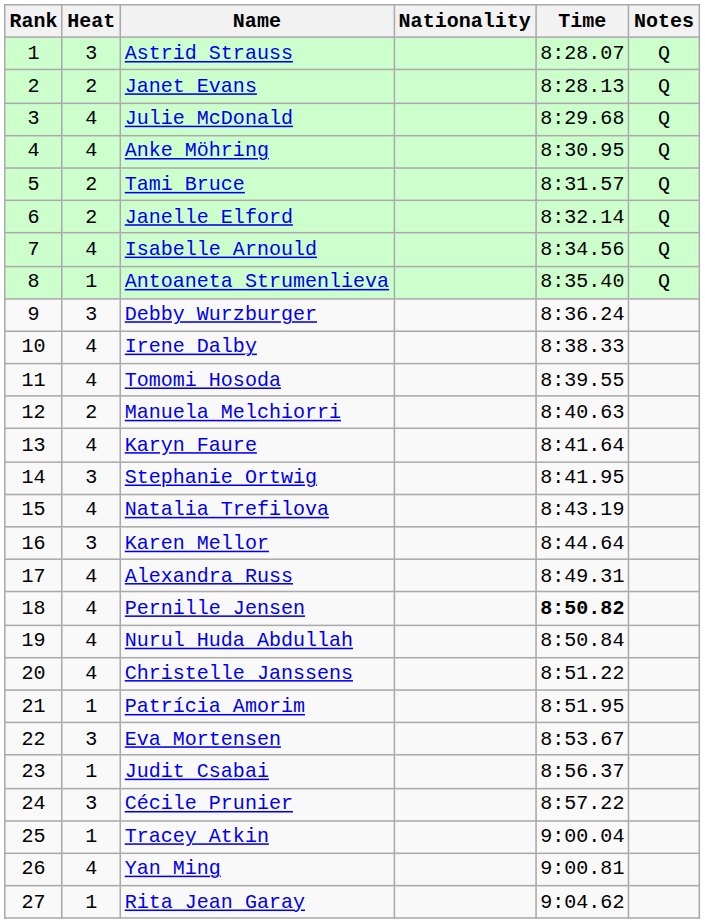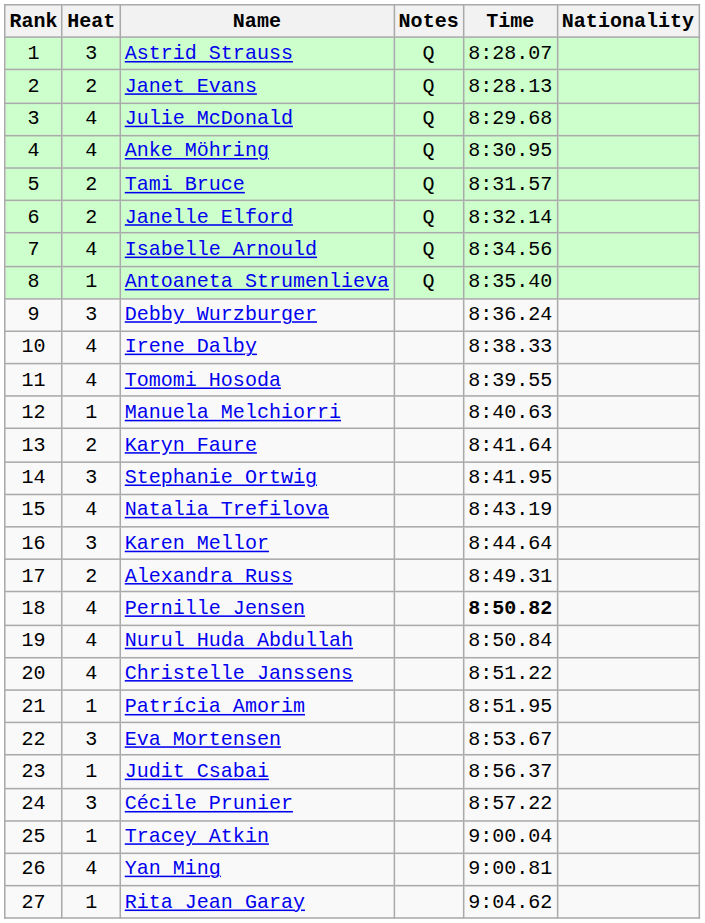columns swapped: (465, 21) <-> (664, 21)
(91, 413) 2 -> (91, 413) 1
(91, 445) 4 -> (91, 445) 2
(91, 576) 4 -> (91, 576) 2
